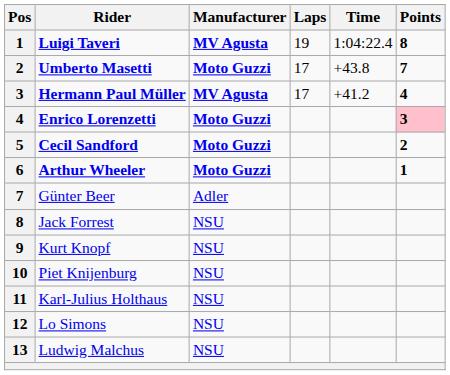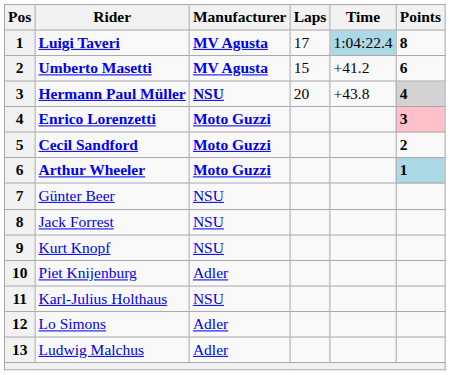(301, 43) 19 -> (301, 43) 17
(363, 43) no background -> (363, 43) lightblue background
(232, 68) Moto Guzzi -> (230, 68) MV Agusta
(301, 68) 17 -> (301, 68) 15
(352, 68) +43.8 -> (352, 68) +41.2
(404, 68) 7 -> (404, 68) 6
(230, 94) MV Agusta -> (208, 94) NSU
(301, 94) 17 -> (301, 94) 20
(352, 94) +41.2 -> (352, 94) +43.8
(404, 94) no background -> (404, 94) lightgrey background
(404, 170) no background -> (404, 170) lightblue background
(211, 196) Adler -> (208, 196) NSU
(208, 273) NSU -> (211, 273) Adler
(208, 324) NSU -> (211, 324) Adler
(208, 349) NSU -> (211, 349) Adler
